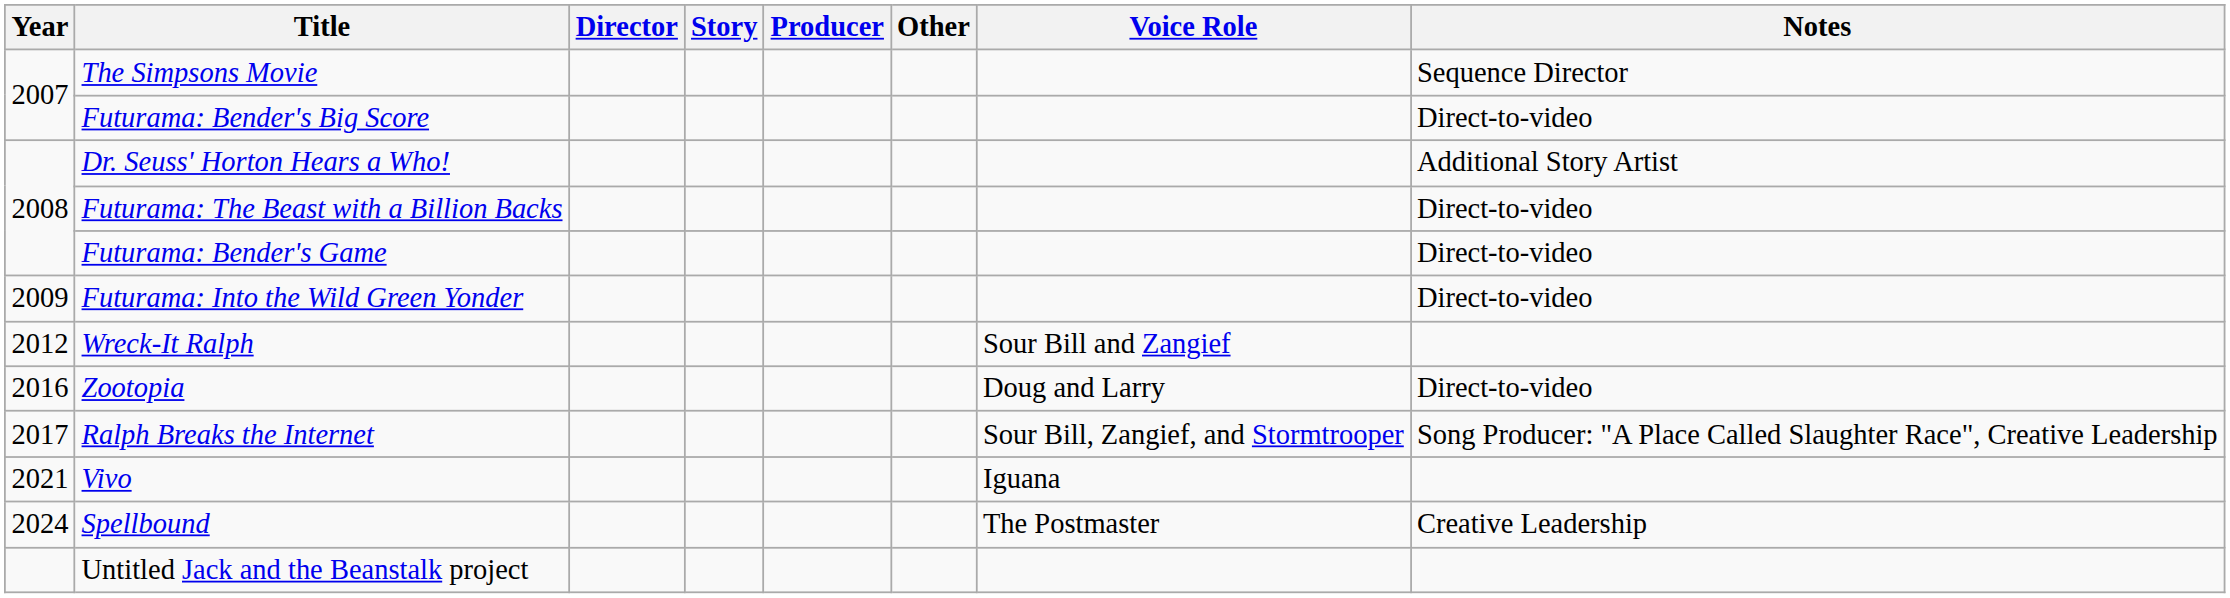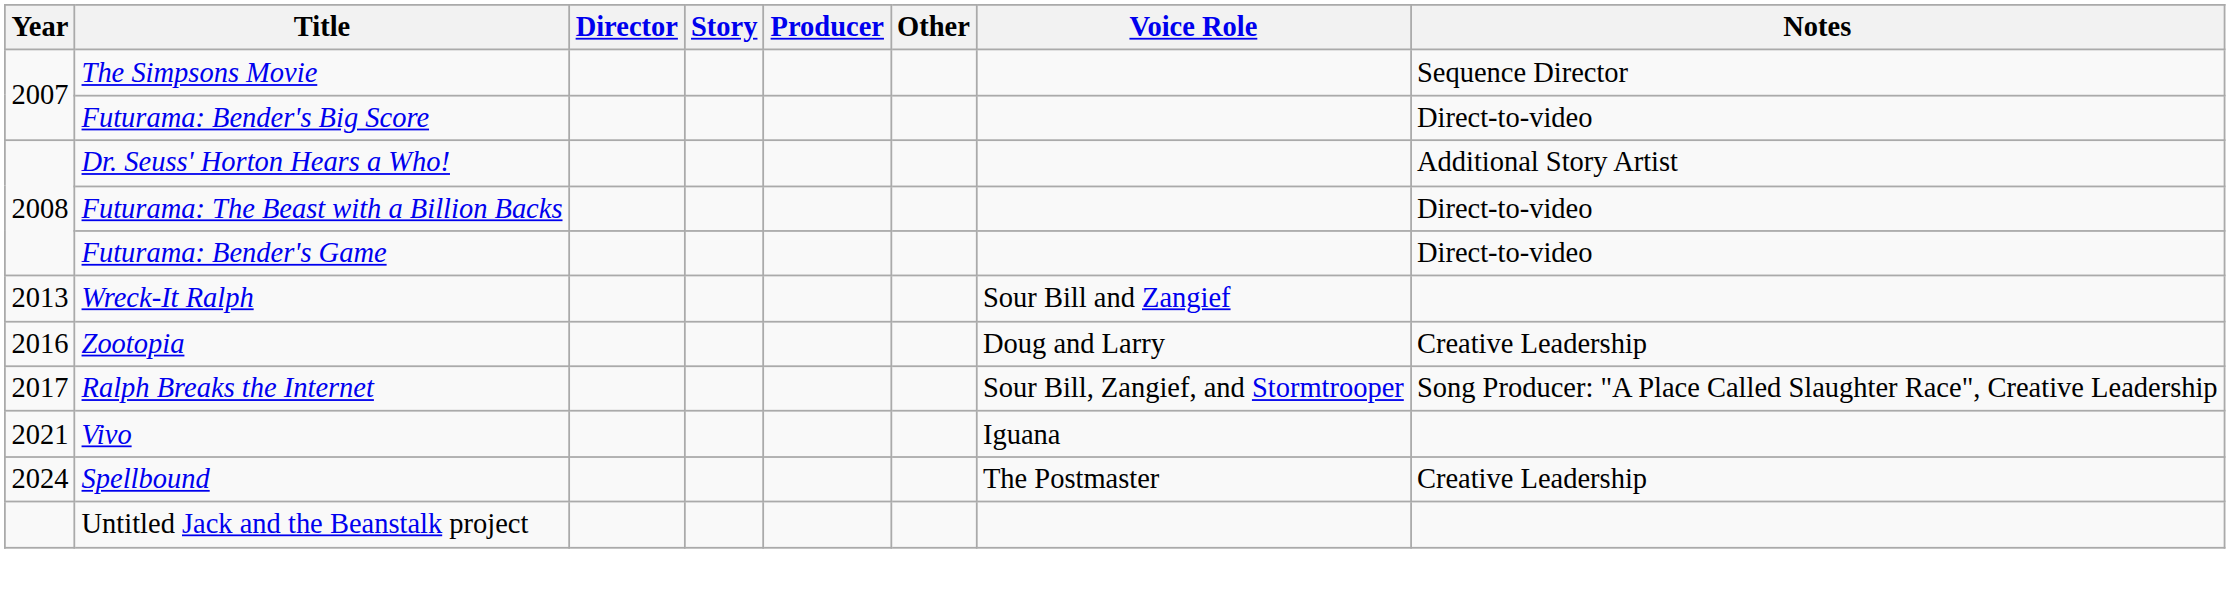- row: (302, 298)
(40, 343) 2012 -> (40, 298) 2013
(1505, 388) Direct-to-video -> (1532, 343) Creative Leadership
